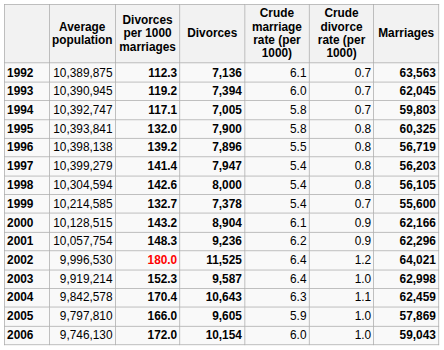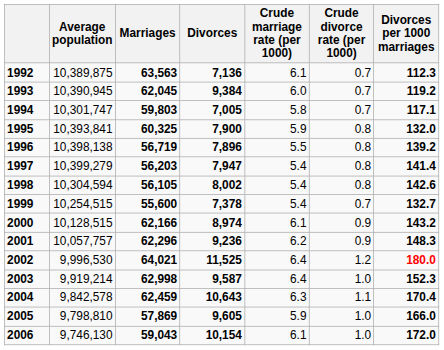columns swapped: (406, 33) <-> (148, 33)
(227, 91) 7,394 -> (227, 91) 9,384
(83, 110) 10,392,747 -> (83, 110) 10,301,747
(298, 128) 5.8 -> (298, 128) 5.9
(227, 185) 8,000 -> (227, 185) 8,002
(83, 204) 10,214,585 -> (83, 204) 10,254,515
(227, 222) 8,904 -> (227, 222) 8,974
(83, 241) 10,057,754 -> (83, 241) 10,057,757
(86, 316) 9,797,810 -> (86, 316) 9,798,810
(298, 335) 6.0 -> (298, 335) 6.1
